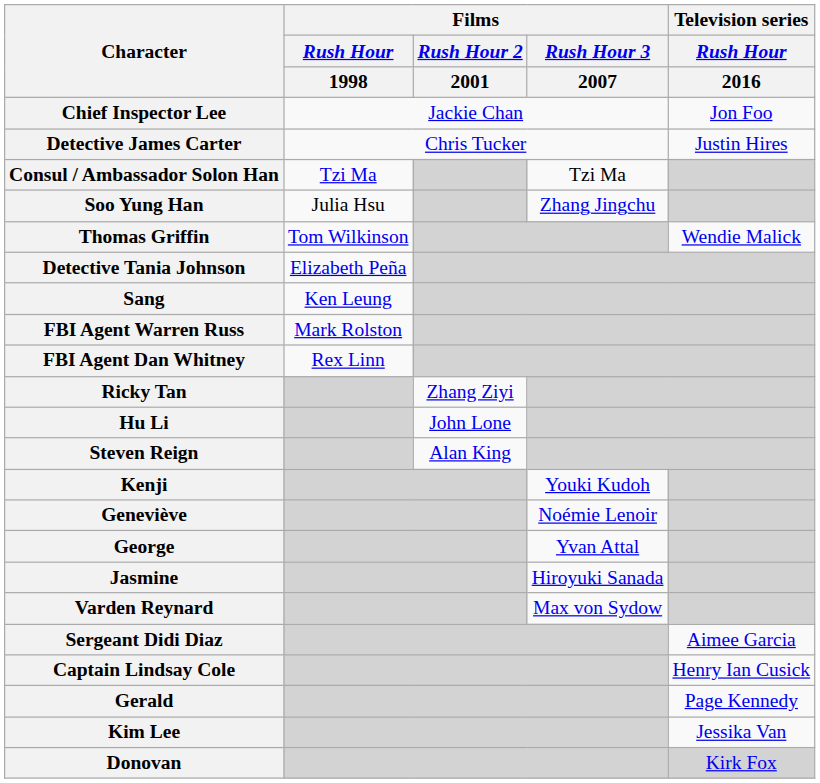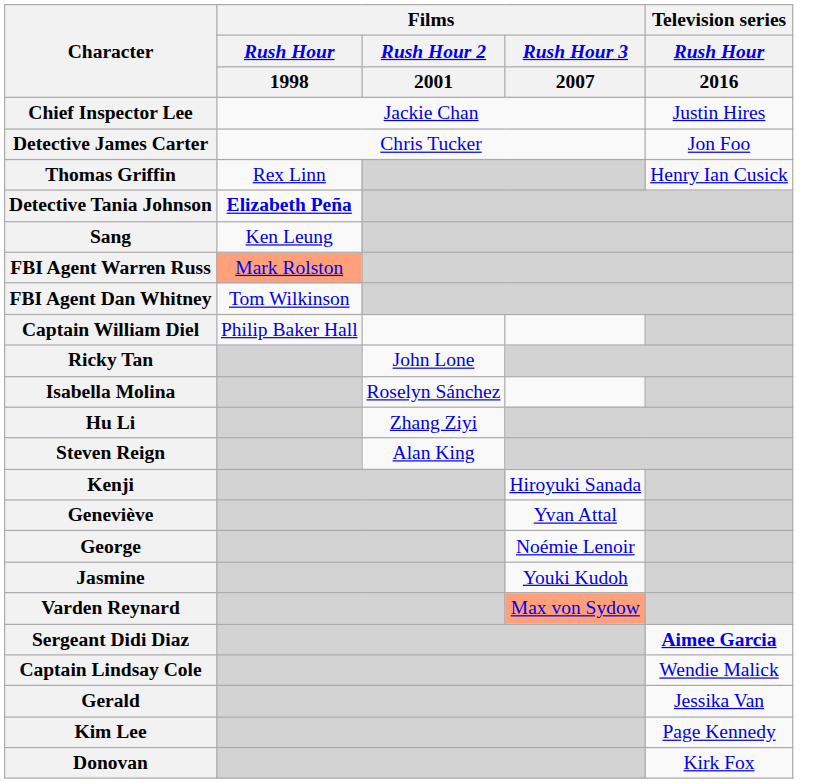(741, 112) Jon Foo -> (719, 112) Justin Hires
(741, 143) Justin Hires -> (719, 143) Jon Foo
- row: (144, 174)
- row: (144, 205)
(348, 236) Tom Wilkinson -> (289, 174) Rex Linn
(741, 236) Wendie Malick -> (719, 174) Henry Ian Cusick
(348, 267) normal -> (289, 205) bold
(348, 329) no background -> (289, 267) lightsalmon background
(348, 360) Rex Linn -> (289, 298) Tom Wilkinson
+ row: (111, 329)
(470, 391) Zhang Ziyi -> (433, 360) John Lone
+ row: (111, 391)
(470, 422) John Lone -> (433, 422) Zhang Ziyi
(598, 484) Youki Kudoh -> (575, 484) Hiroyuki Sanada
(598, 515) Noémie Lenoir -> (575, 515) Yvan Attal
(598, 546) Yvan Attal -> (575, 546) Noémie Lenoir
(598, 577) Hiroyuki Sanada -> (575, 577) Youki Kudoh
(598, 608) no background -> (575, 608) lightsalmon background
(741, 639) normal -> (719, 639) bold
(741, 670) Henry Ian Cusick -> (719, 670) Wendie Malick
(741, 701) Page Kennedy -> (719, 701) Jessika Van
(741, 732) Jessika Van -> (719, 732) Page Kennedy
(741, 762) lightgrey background -> (719, 762) no background
